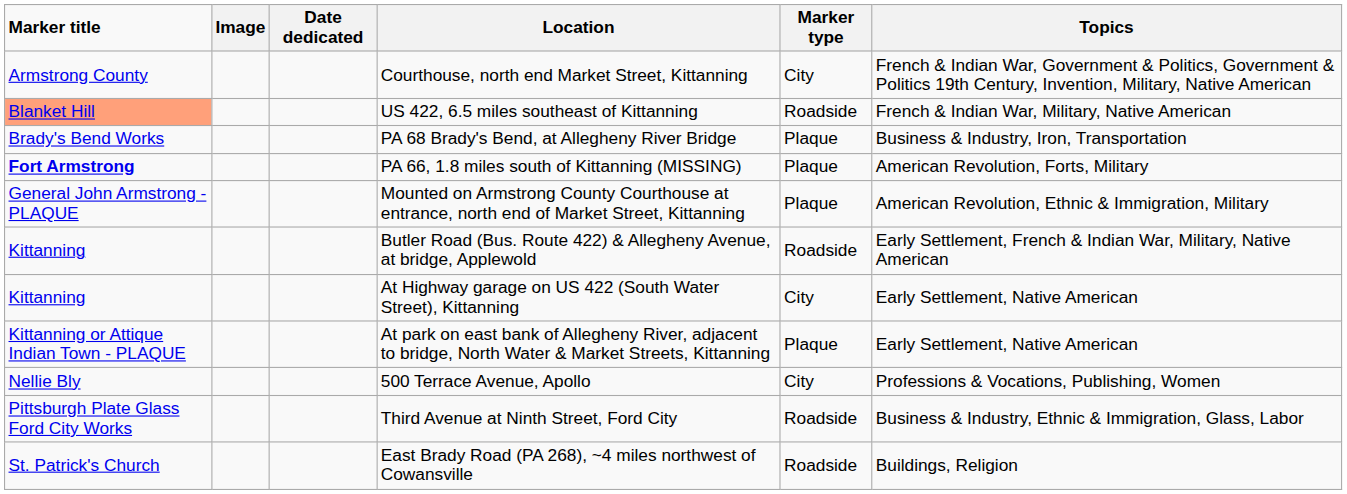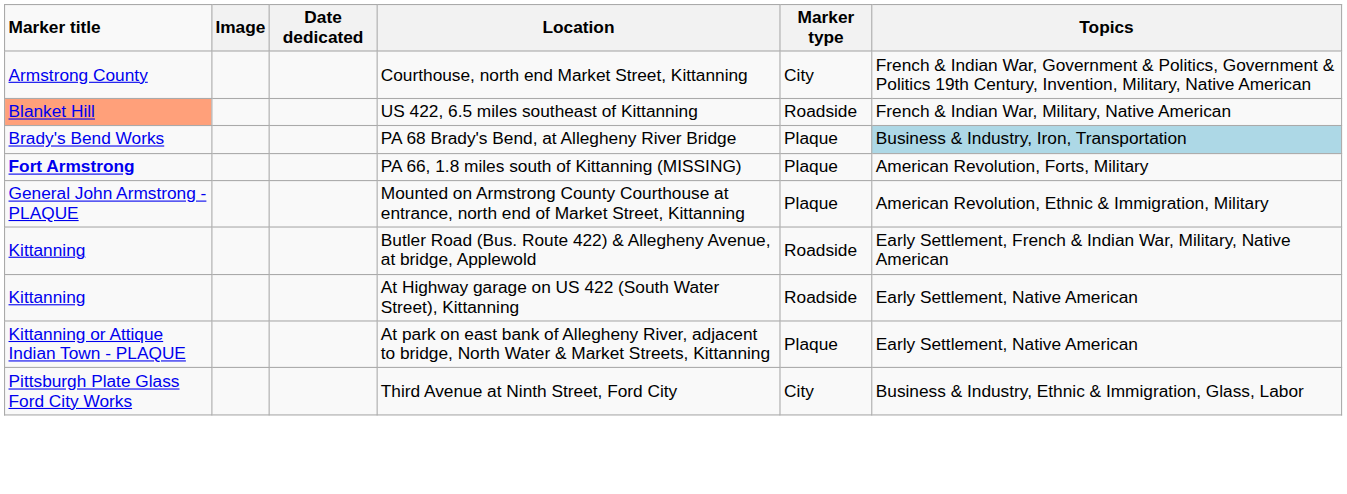(1031, 139) no background -> (1031, 139) lightblue background
(799, 297) City -> (821, 297) Roadside
- row: (486, 381)
(821, 418) Roadside -> (799, 391) City
- row: (568, 465)
